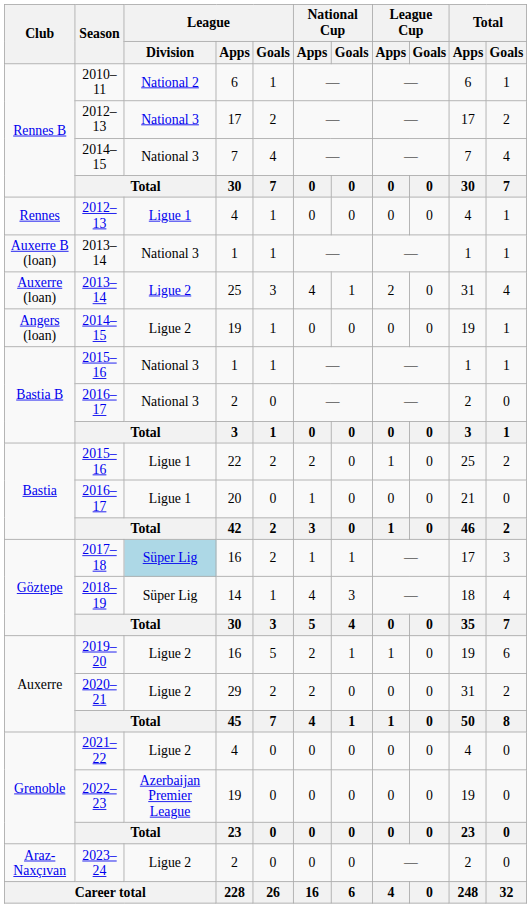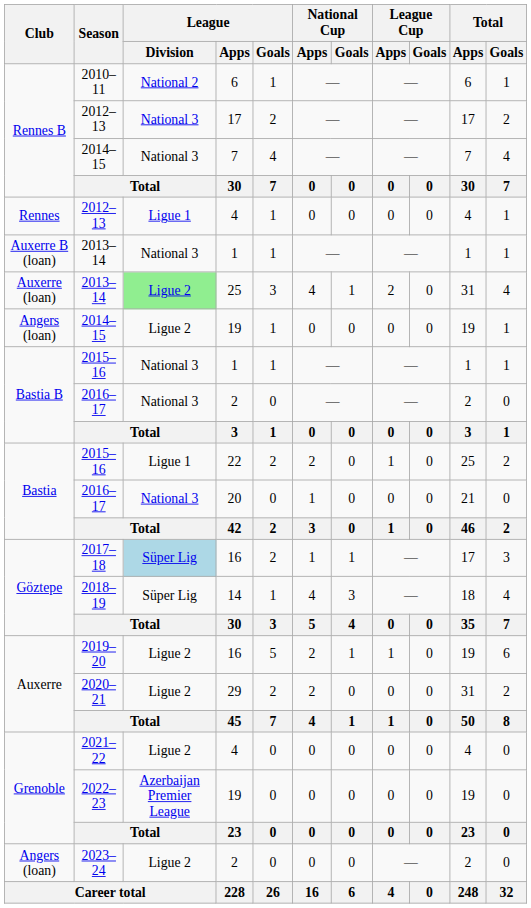(170, 290) no background -> (170, 290) lightgreen background
(170, 498) Ligue 1 -> (170, 498) National 3
(40, 862) Araz-Naxçıvan -> (39, 862) Angers (loan)
